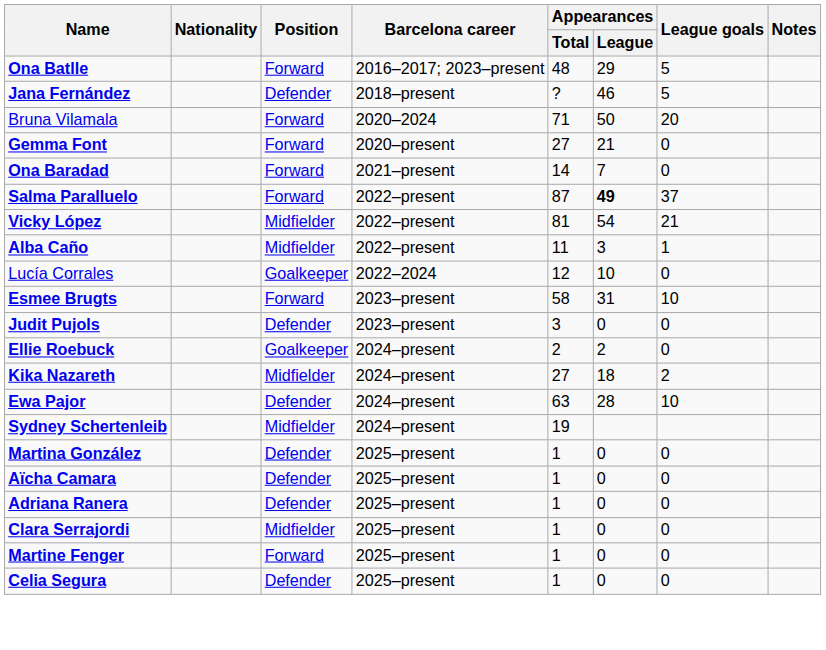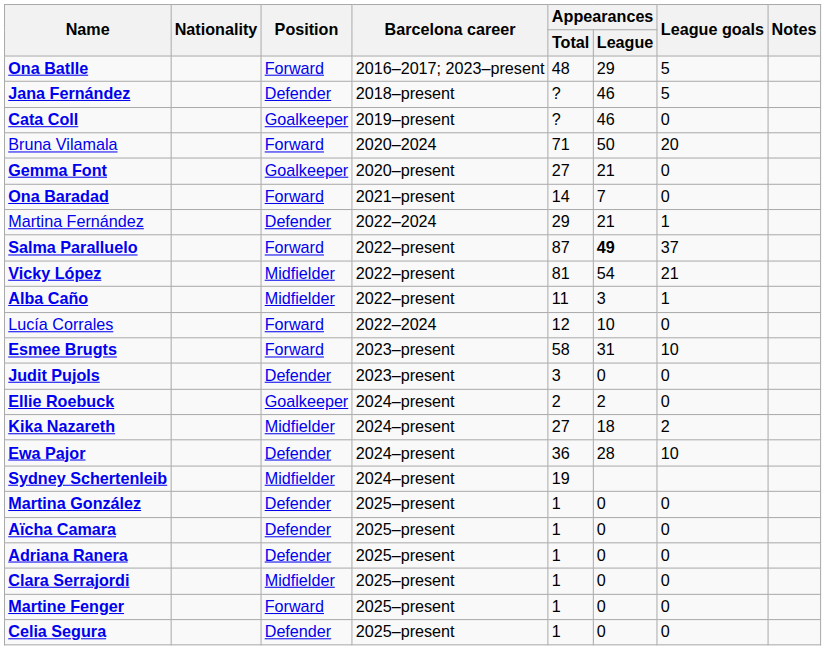+ row: (43, 119)
(294, 145) Forward -> (306, 171) Goalkeeper
+ row: (76, 222)
(306, 273) Goalkeeper -> (294, 324) Forward
(561, 401) 63 -> (561, 453) 36
